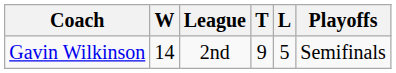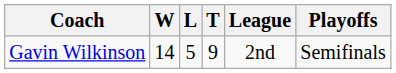columns swapped: (284, 20) <-> (215, 20)
